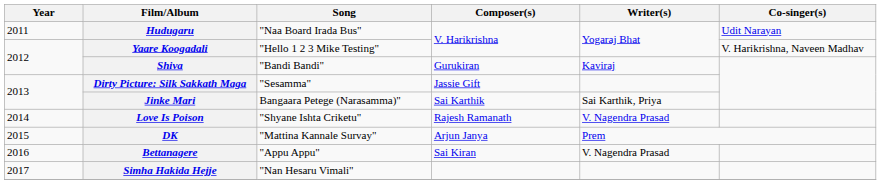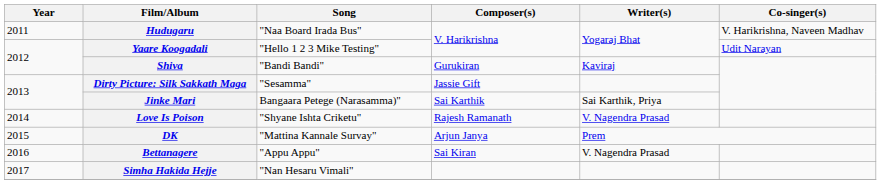(751, 30) Udit Narayan -> (793, 30) V. Harikrishna, Naveen Madhav
(793, 48) V. Harikrishna, Naveen Madhav -> (751, 48) Udit Narayan
